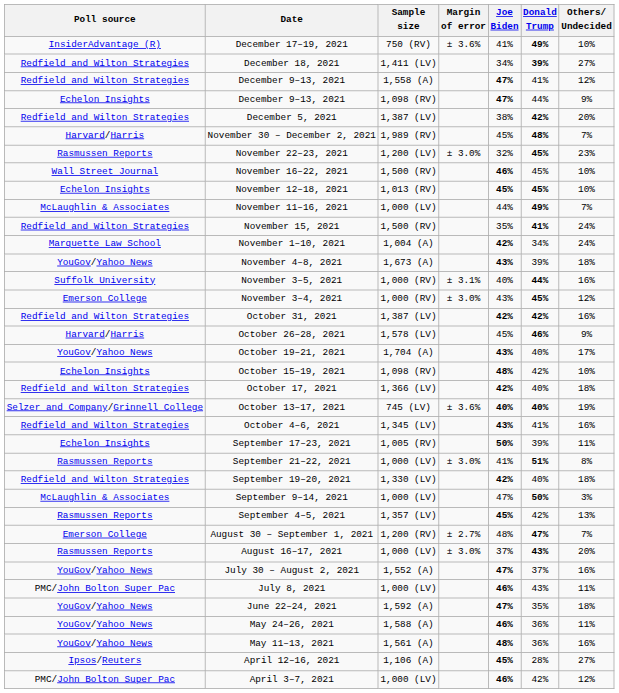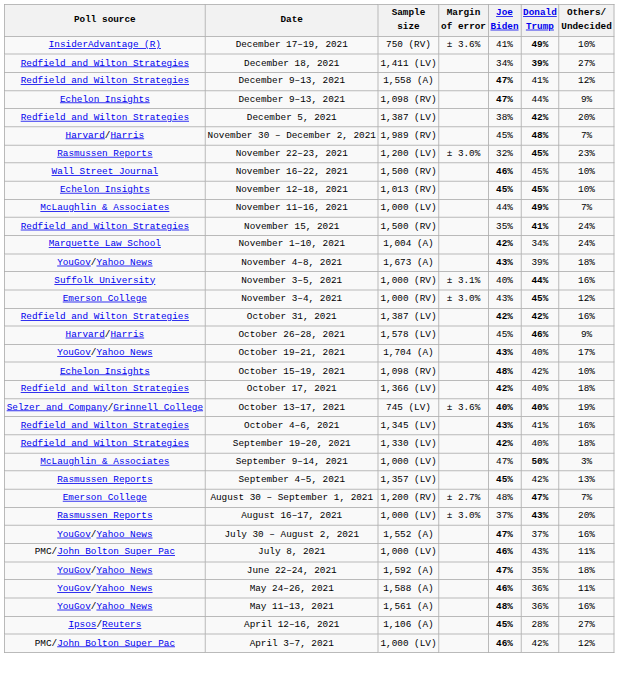- row: (292, 443)
- row: (292, 461)
